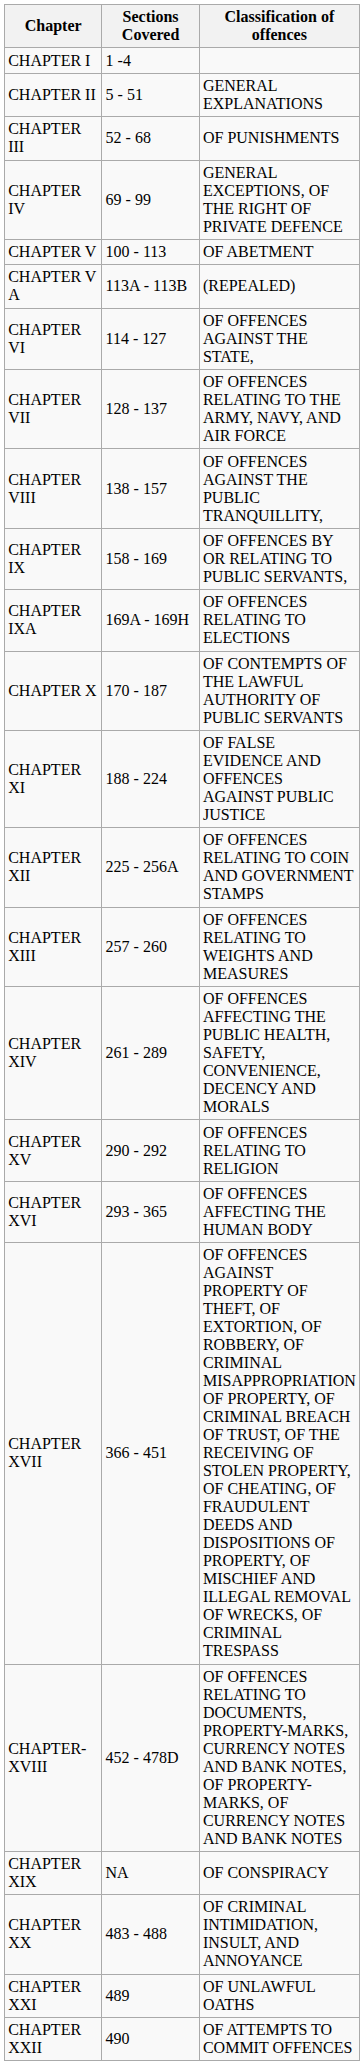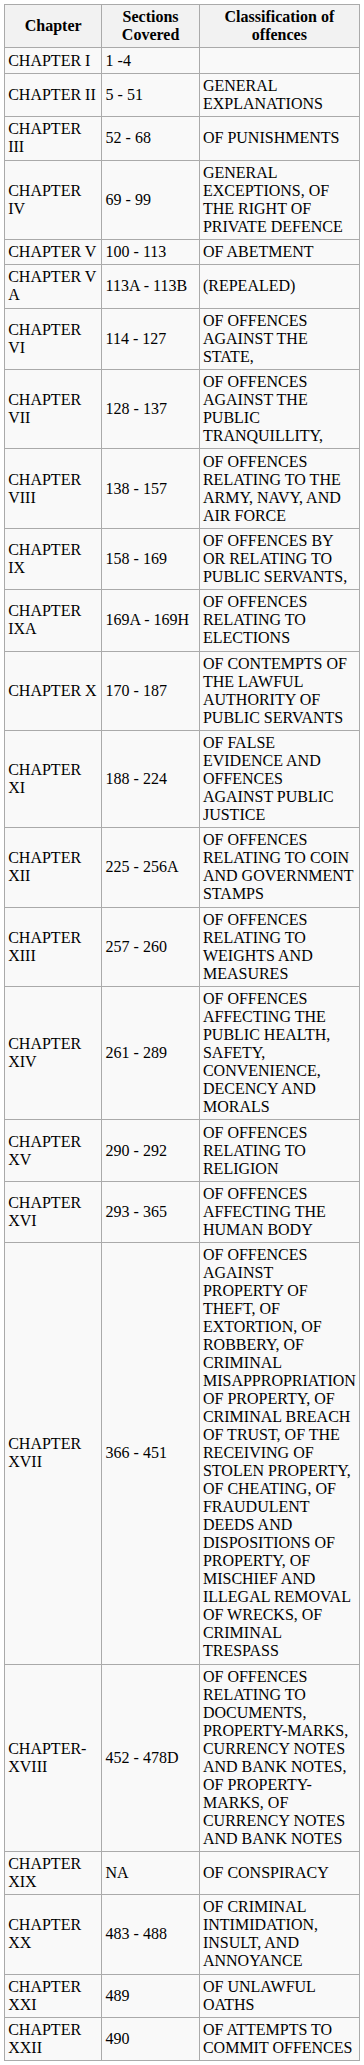(272, 409) OF OFFENCES RELATING TO THE ARMY, NAVY, AND AIR FORCE -> (263, 409) OF OFFENCES AGAINST THE PUBLIC TRANQUILLITY,
(263, 488) OF OFFENCES AGAINST THE PUBLIC TRANQUILLITY, -> (272, 488) OF OFFENCES RELATING TO THE ARMY, NAVY, AND AIR FORCE
